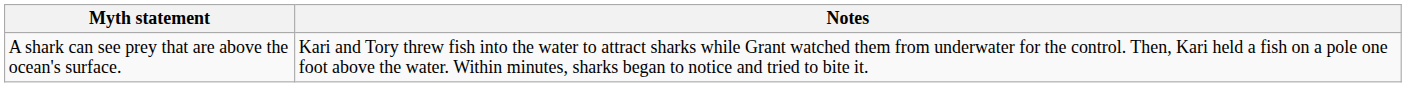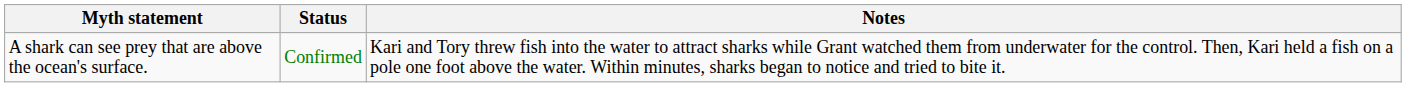+ column: (323, 18)
